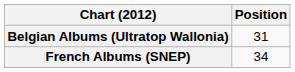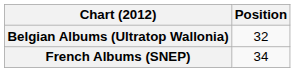(261, 36) 31 -> (261, 36) 32
